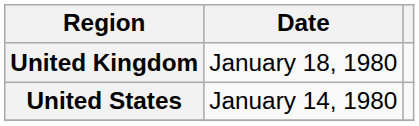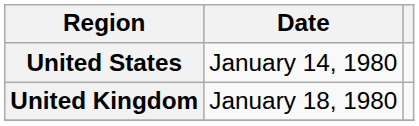rows swapped: (104, 100) <-> (104, 62)
